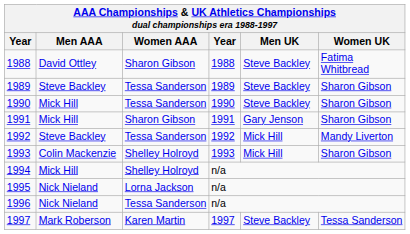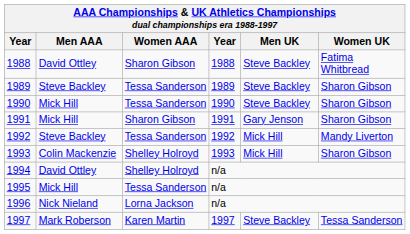(58, 170) Mick Hill -> (67, 170) David Ottley
(68, 187) Nick Nieland -> (58, 187) Mick Hill
(159, 187) Lorna Jackson -> (166, 187) Tessa Sanderson
(166, 204) Tessa Sanderson -> (159, 204) Lorna Jackson
